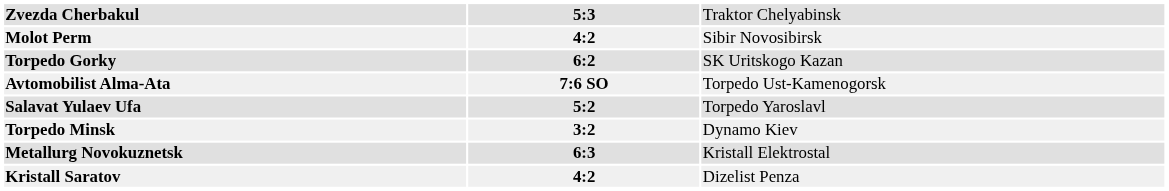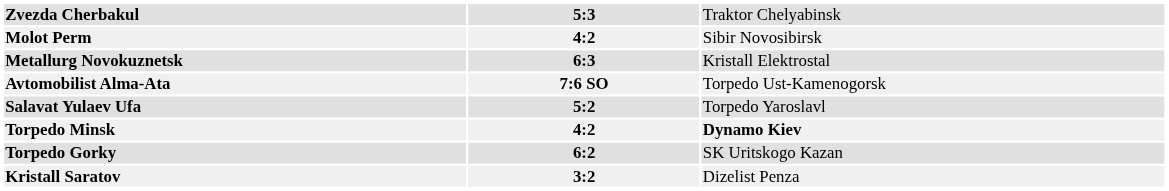rows swapped: (94, 153) <-> (61, 60)
(584, 130) 3:2 -> (584, 130) 4:2
(750, 130) normal -> (752, 130) bold
(584, 176) 4:2 -> (584, 176) 3:2
